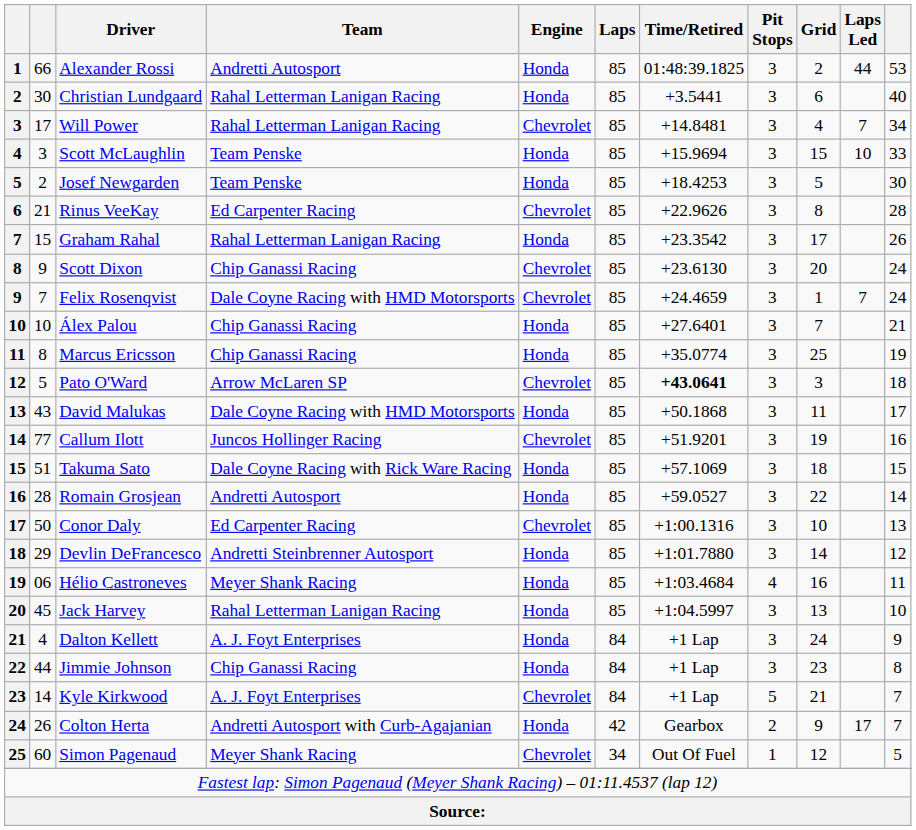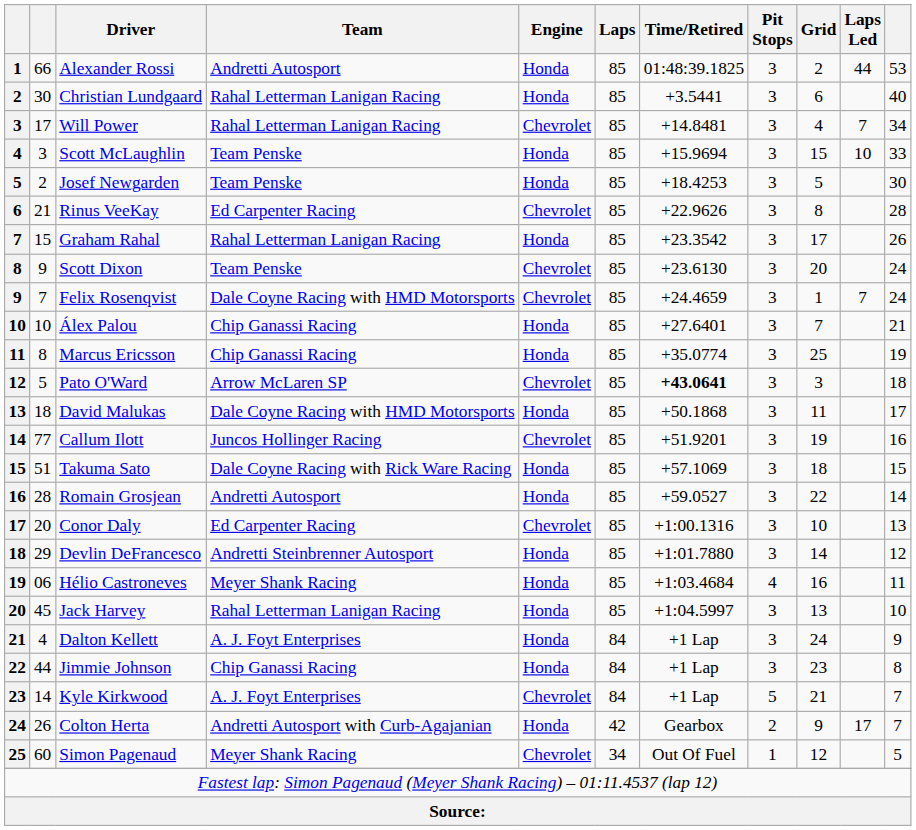(283, 268) Chip Ganassi Racing -> (256, 268) Team Penske
(43, 410) 43 -> (43, 410) 18
(43, 525) 50 -> (43, 525) 20
